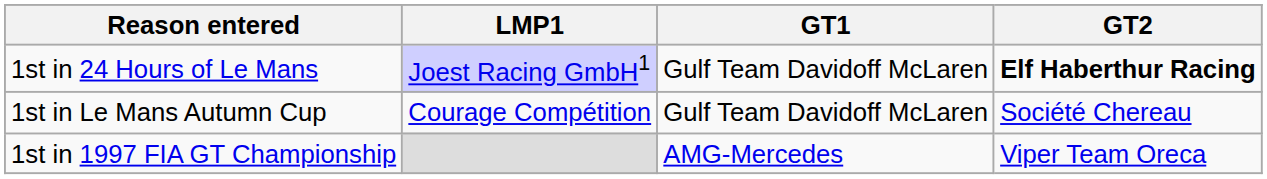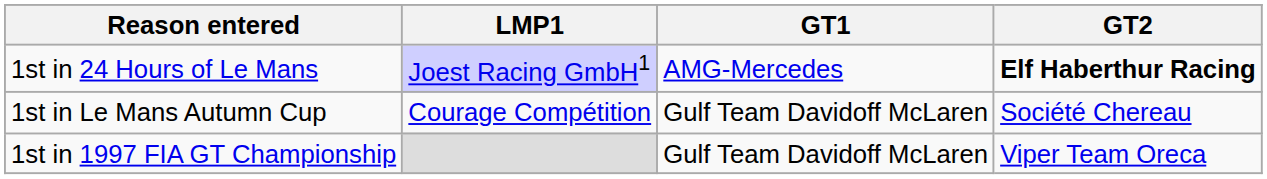(826, 69) Gulf Team Davidoff McLaren -> (753, 69) AMG-Mercedes
(753, 153) AMG-Mercedes -> (826, 153) Gulf Team Davidoff McLaren
